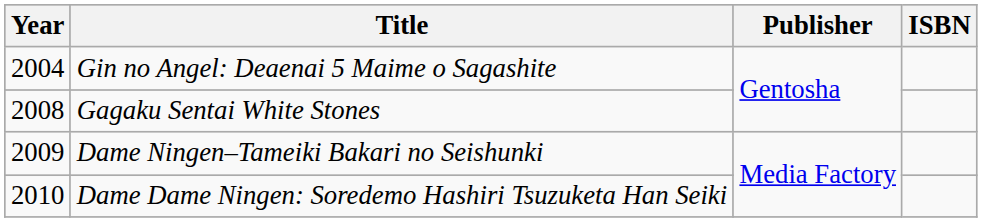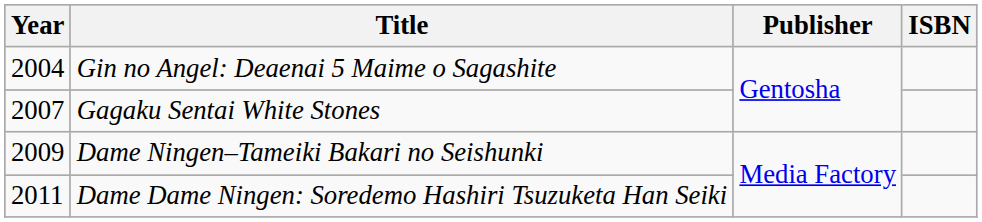(38, 110) 2008 -> (38, 110) 2007
(38, 195) 2010 -> (37, 195) 2011
